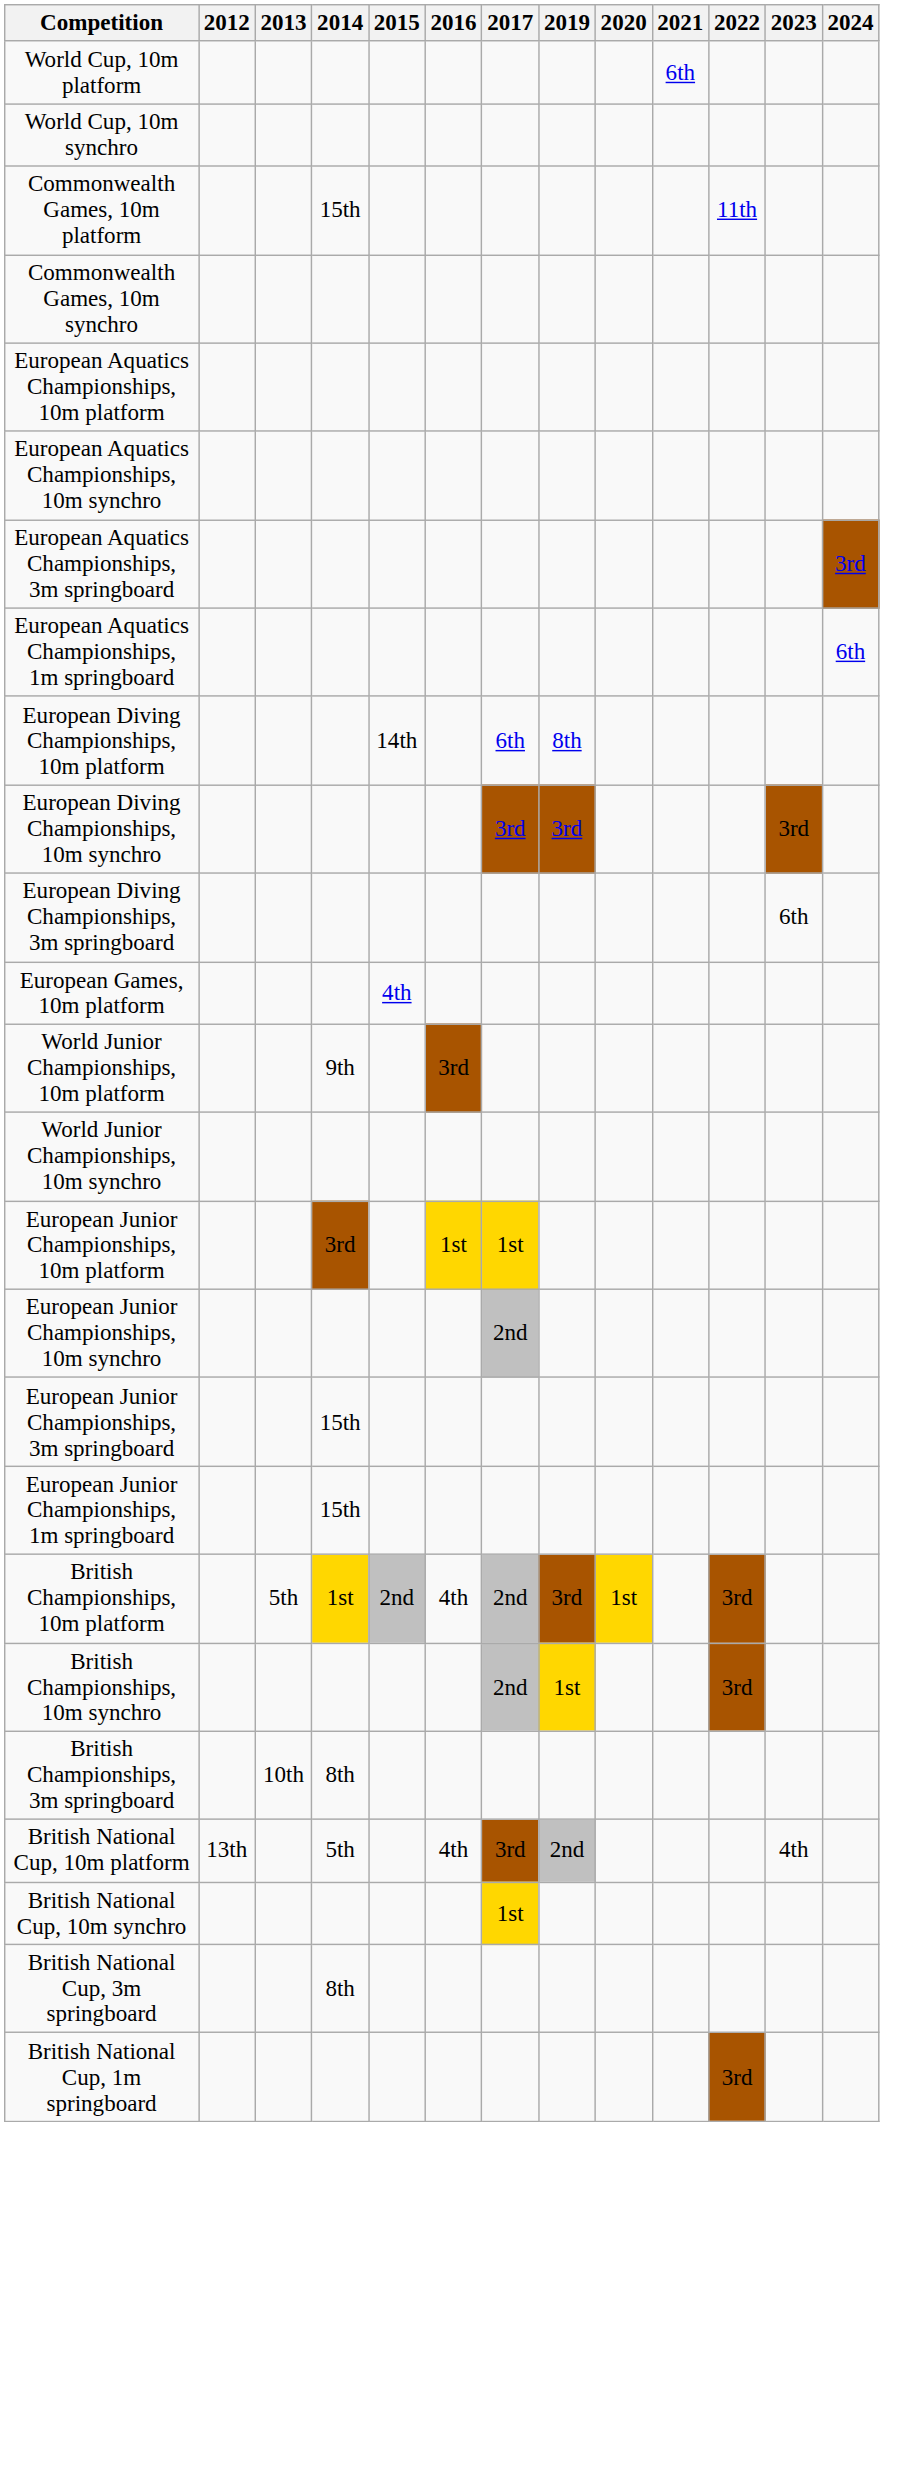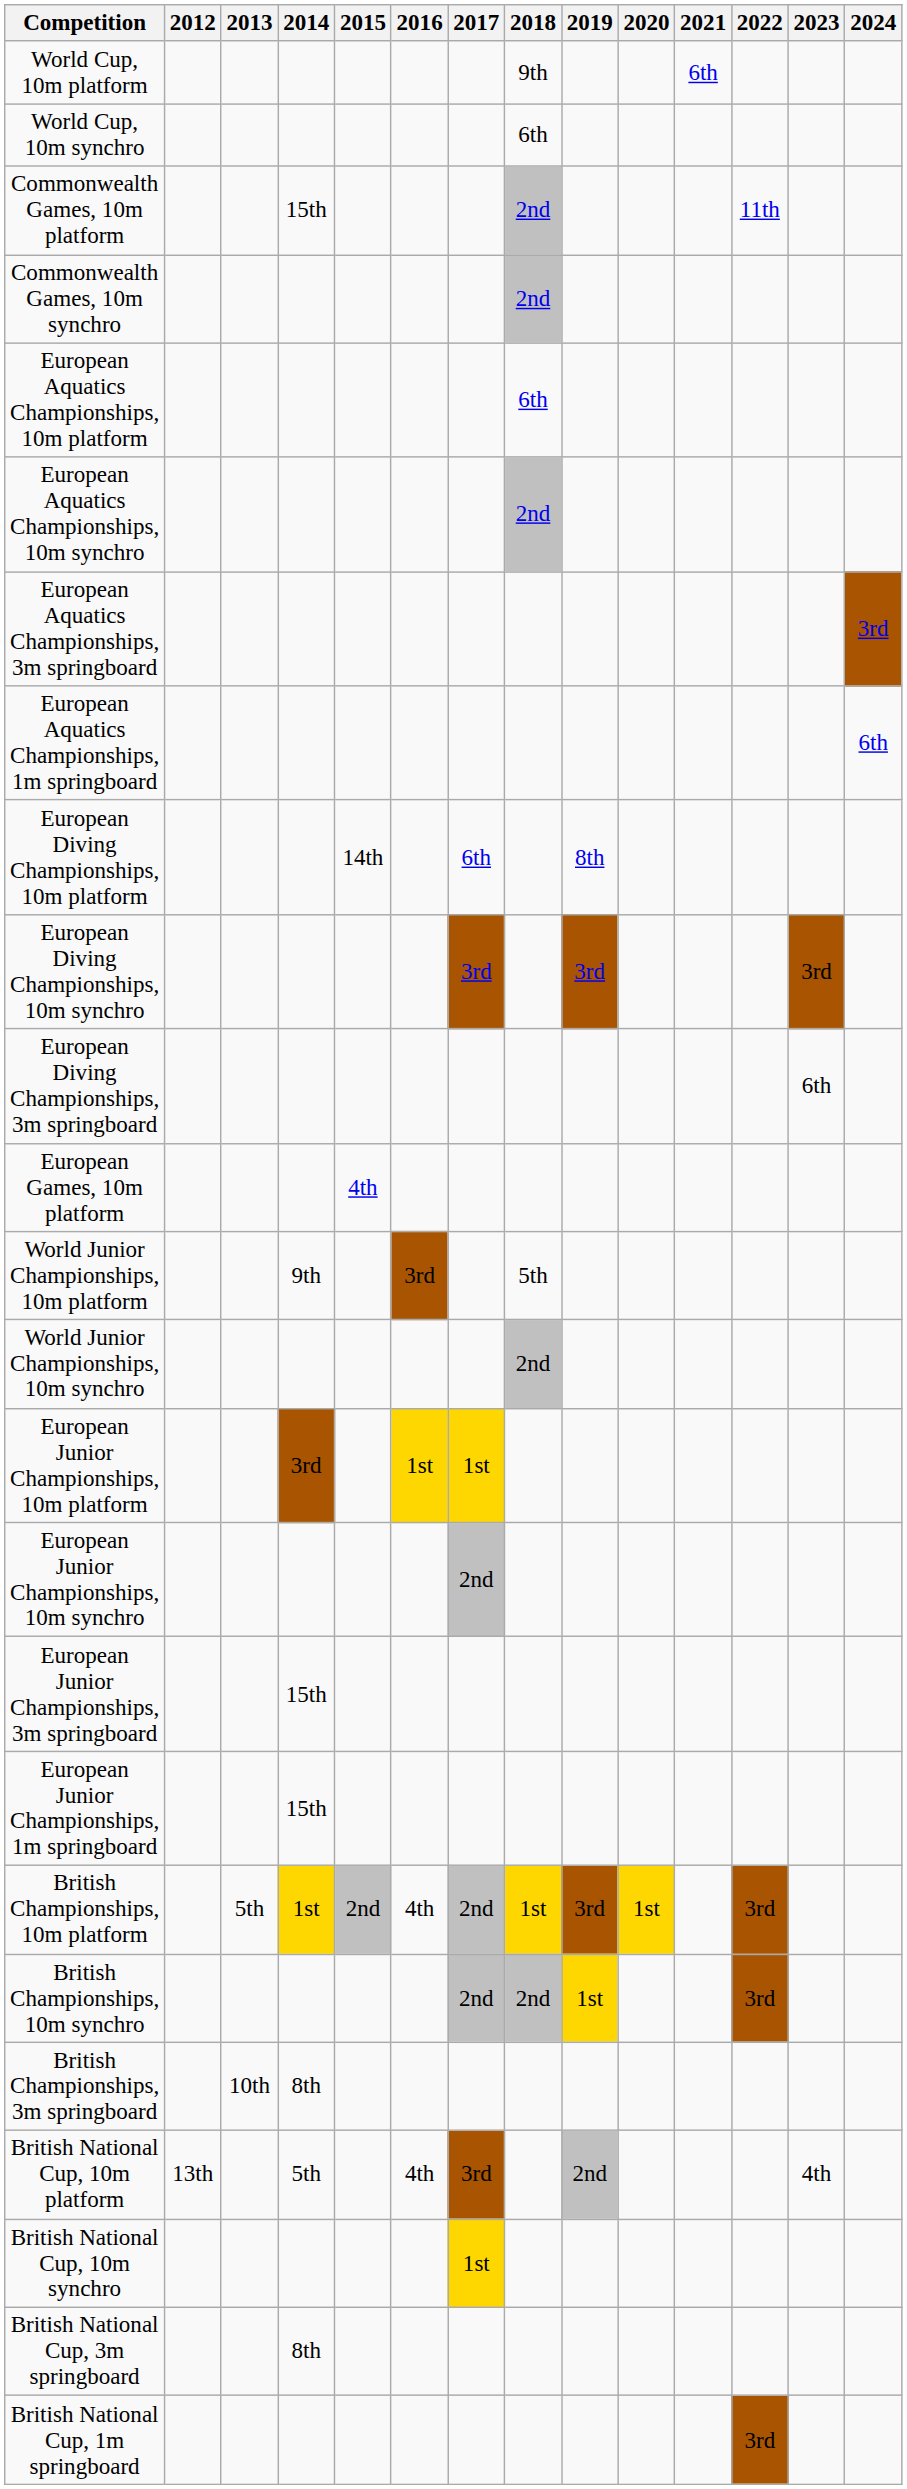+ column: (533, 22)
